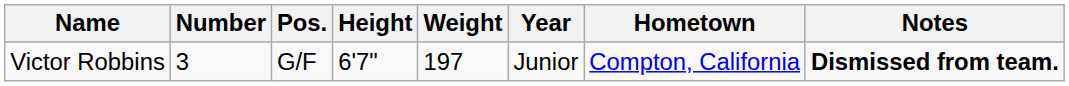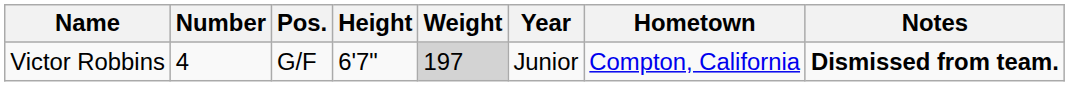(182, 61) 3 -> (182, 61) 4
(443, 61) no background -> (443, 61) lightgrey background
